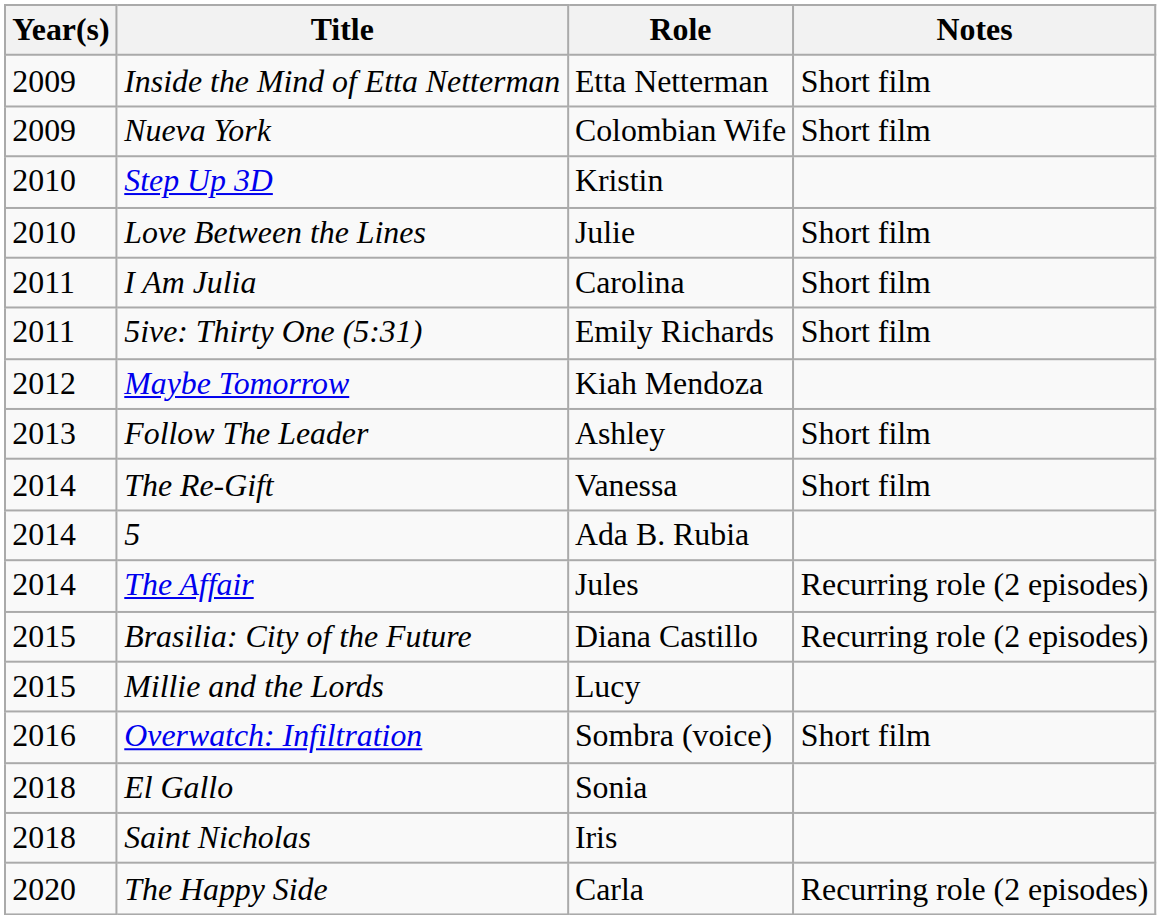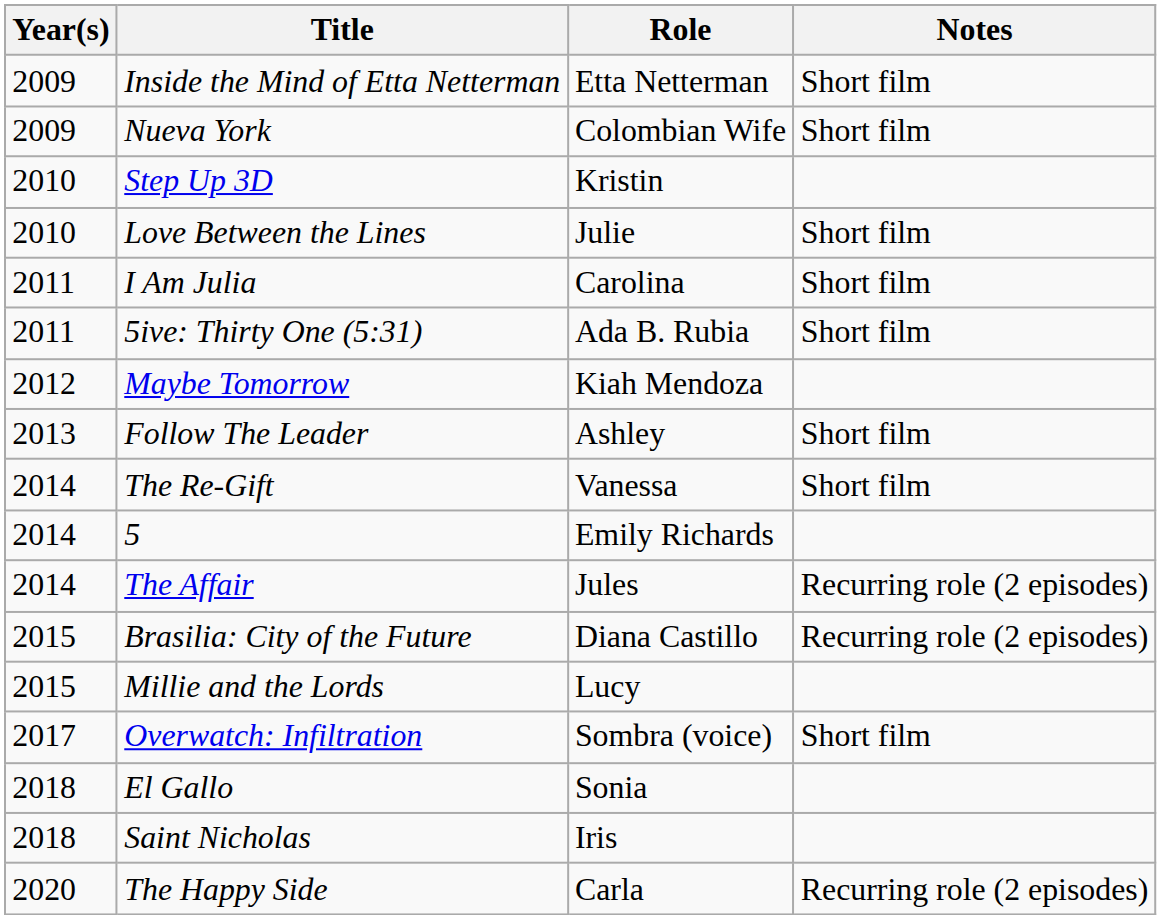(674, 332) Emily Richards -> (662, 332) Ada B. Rubia
(662, 534) Ada B. Rubia -> (674, 534) Emily Richards
(44, 736) 2016 -> (44, 736) 2017
